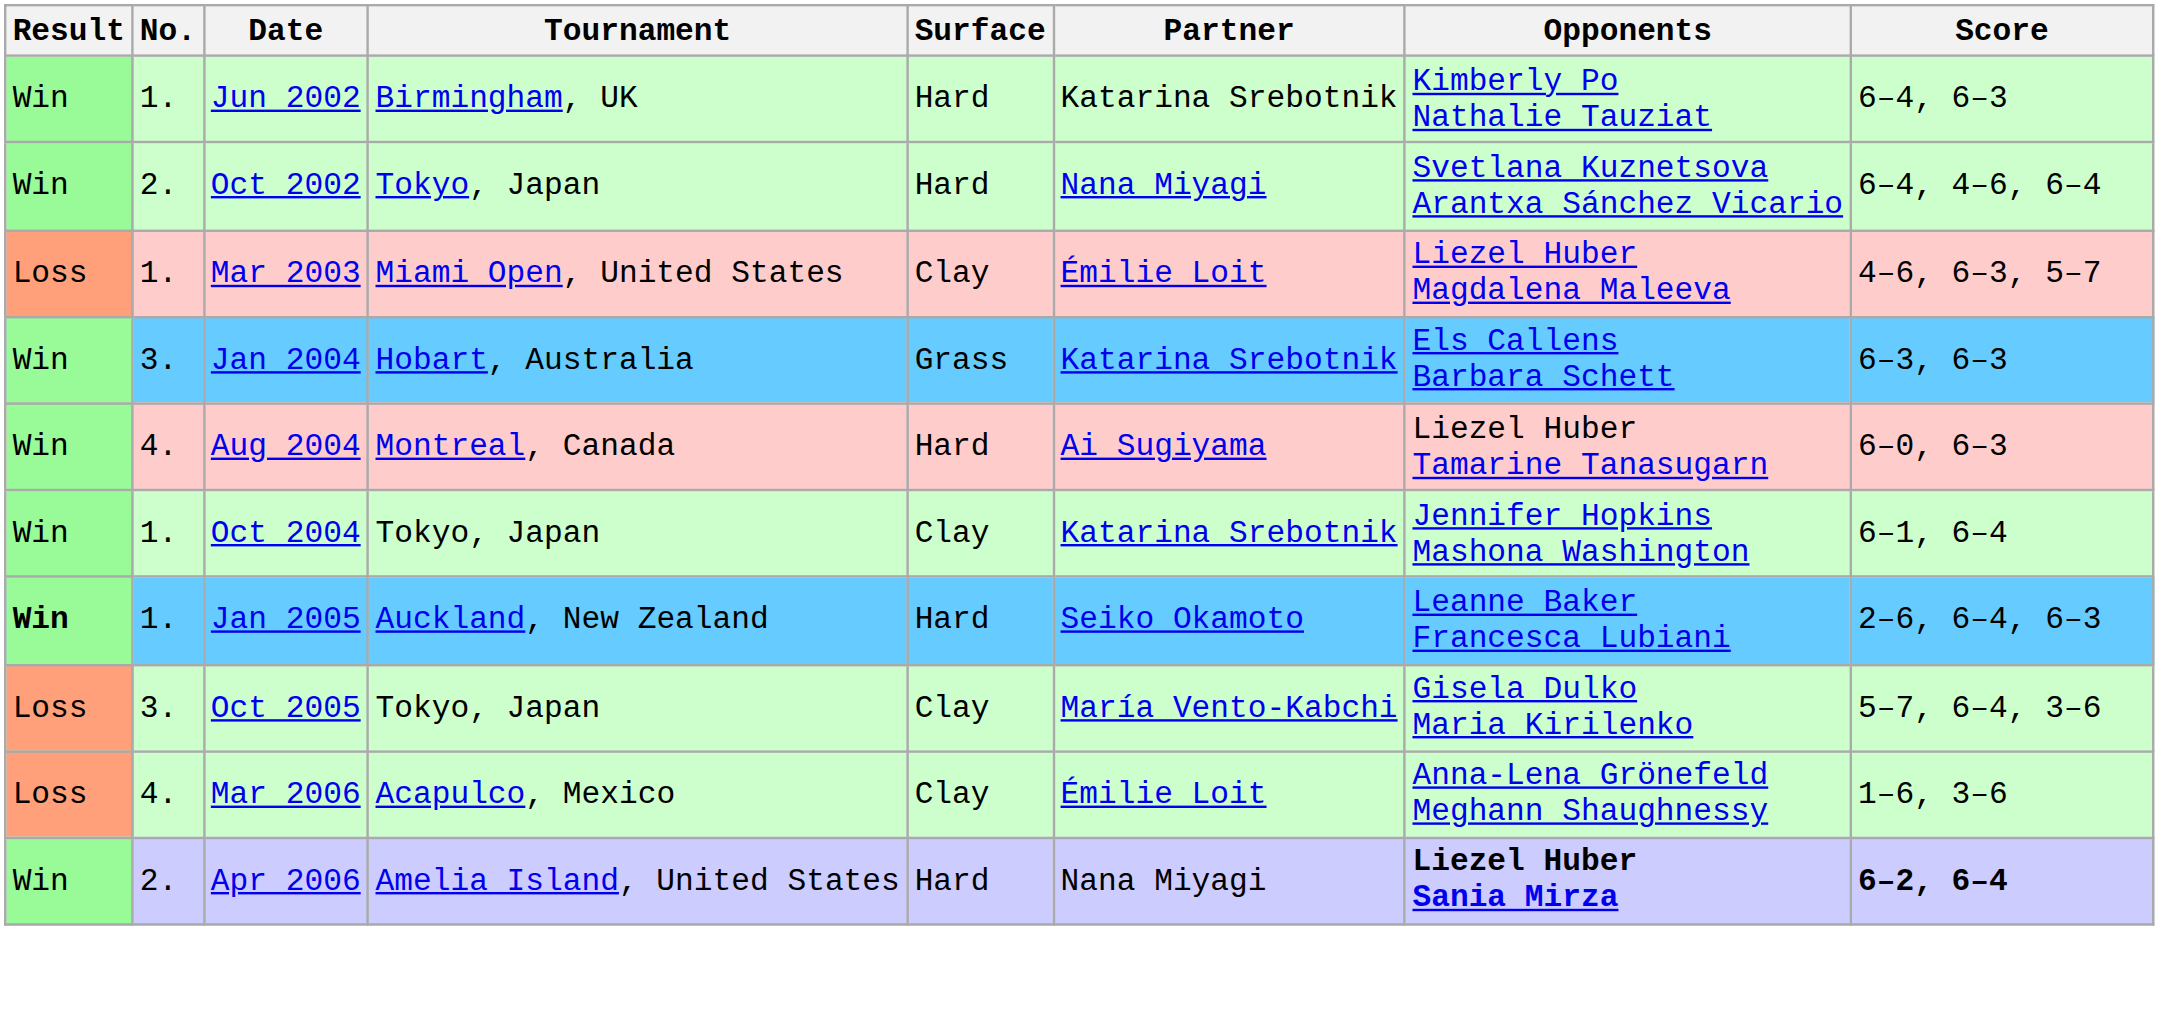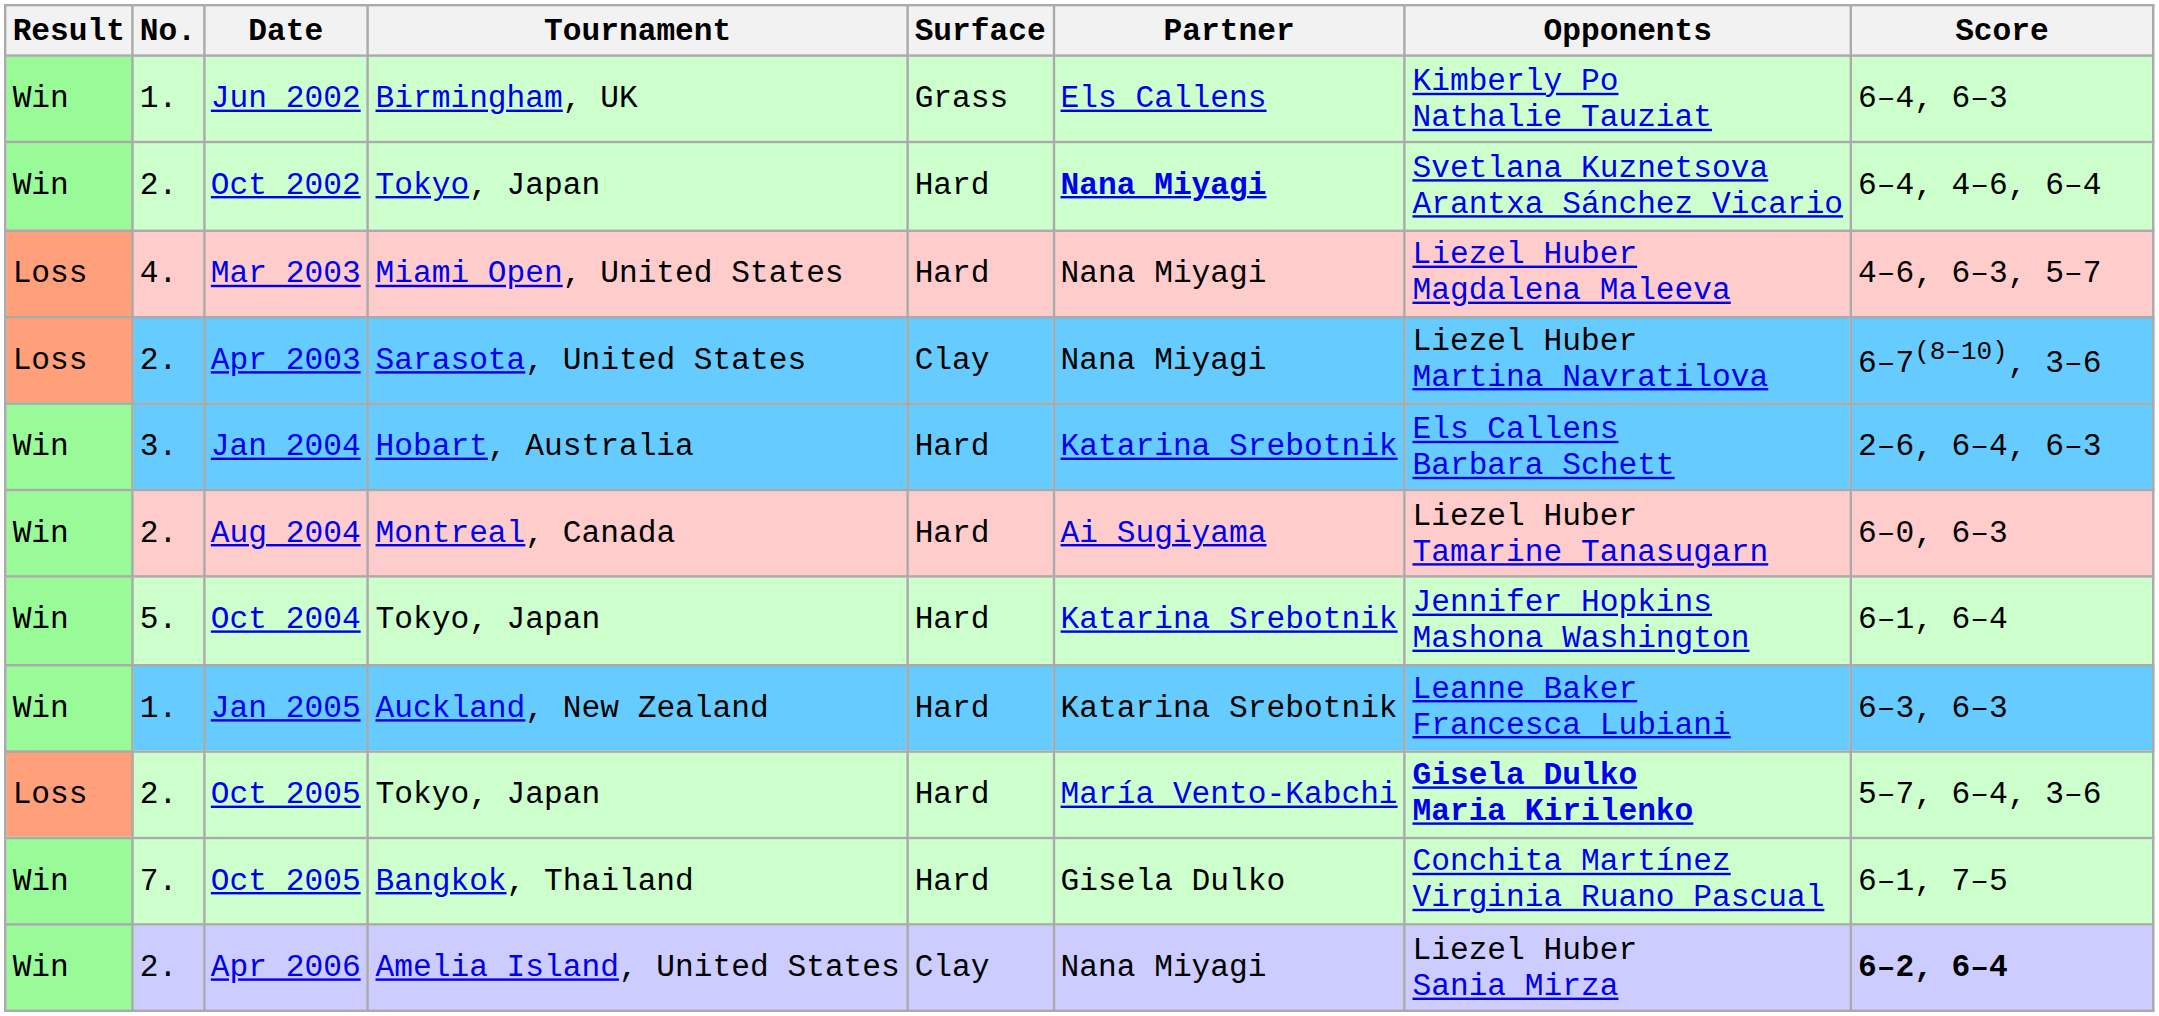(952, 99) Hard -> (961, 99) Grass
(1229, 99) Katarina Srebotnik -> (1164, 99) Els Callens
(1164, 186) normal -> (1164, 186) bold
(159, 273) 1. -> (159, 273) 4.
(952, 273) Clay -> (952, 273) Hard
(1164, 273) Émilie Loit -> (1164, 273) Nana Miyagi
+ row: (286, 360)
(961, 360) Grass -> (952, 447) Hard
(1933, 360) 6–3, 6–3 -> (1980, 447) 2–6, 6–4, 6–3
(159, 447) 4. -> (159, 534) 2.
(159, 534) 1. -> (159, 621) 5.
(952, 534) Clay -> (952, 621) Hard
(41, 621) bold -> (41, 707) normal
(1182, 621) Seiko Okamoto -> (1229, 707) Katarina Srebotnik
(1980, 621) 2–6, 6–4, 6–3 -> (1933, 707) 6–3, 6–3
(159, 707) 3. -> (159, 794) 2.
(952, 707) Clay -> (952, 794) Hard
(1553, 707) normal -> (1553, 794) bold
+ row: (286, 881)
- row: (286, 794)
(952, 881) Hard -> (952, 968) Clay
(1525, 881) bold -> (1525, 968) normal
